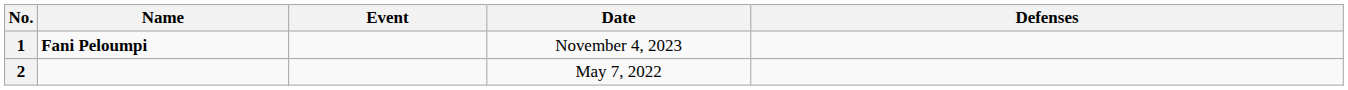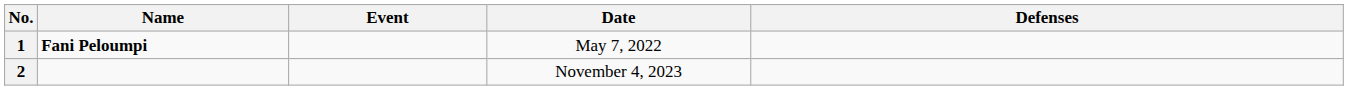(619, 44) November 4, 2023 -> (619, 44) May 7, 2022
(619, 71) May 7, 2022 -> (619, 71) November 4, 2023
